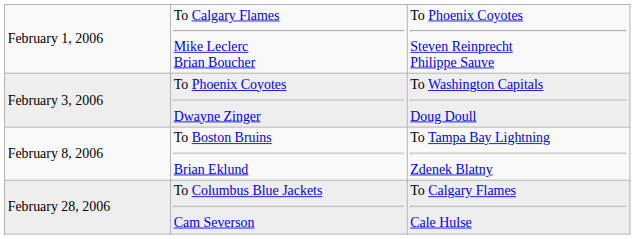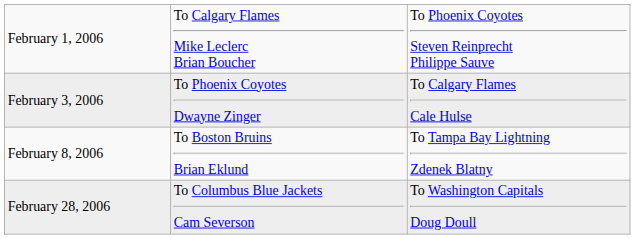(519, 100) To Washington Capitals Doug Doull -> (519, 100) To Calgary Flames Cale Hulse
(519, 207) To Calgary Flames Cale Hulse -> (519, 207) To Washington Capitals Doug Doull
